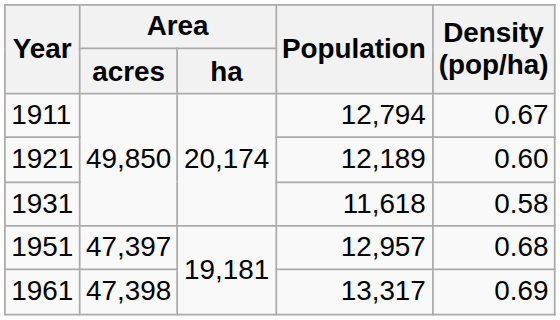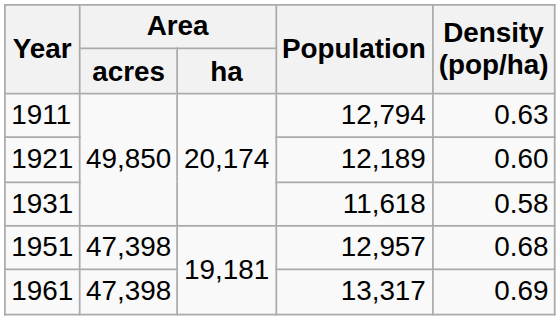(521, 114) 0.67 -> (521, 114) 0.63
(129, 247) 47,397 -> (129, 247) 47,398
